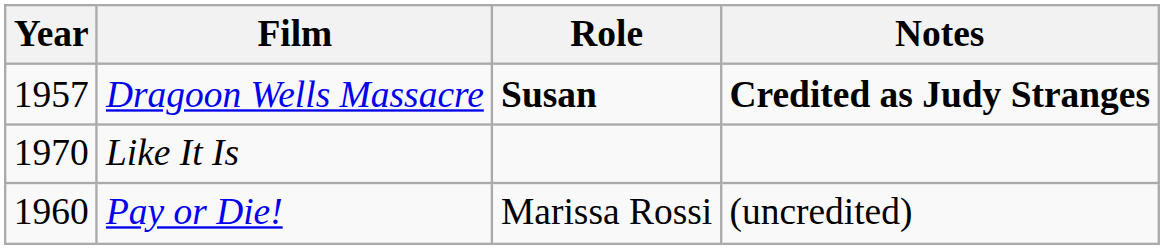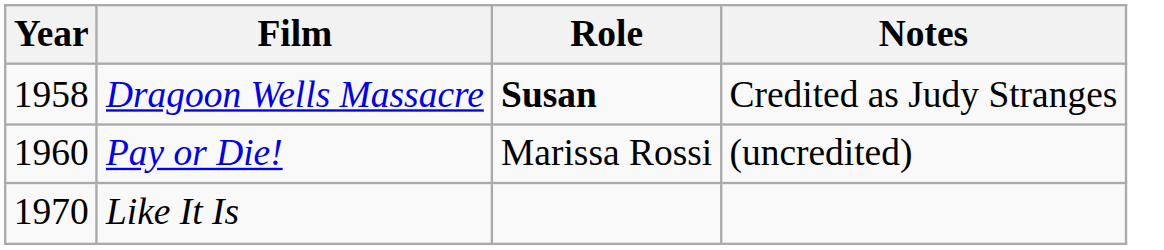(51, 93) 1957 -> (51, 93) 1958
(940, 93) bold -> (923, 93) normal
rows swapped: (194, 212) <-> (172, 152)
